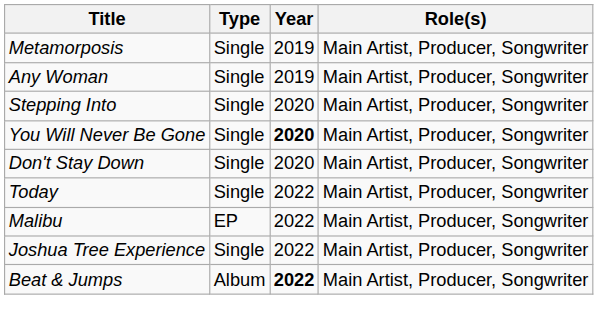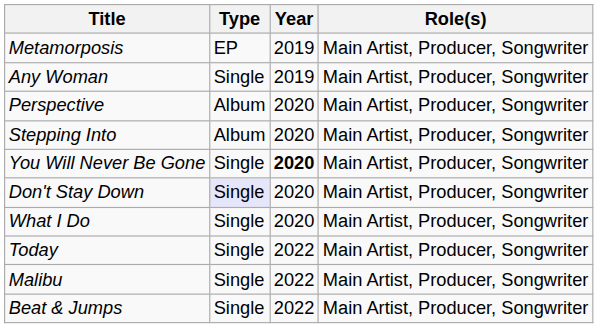(239, 47) Single -> (226, 47) EP
+ row: (56, 105)
(239, 105) Single -> (240, 134) Album
(239, 163) no background -> (239, 192) lavender background
+ row: (49, 221)
(226, 221) EP -> (239, 279) Single
- row: (107, 250)
(240, 279) Album -> (239, 308) Single
(294, 279) bold -> (294, 308) normal
